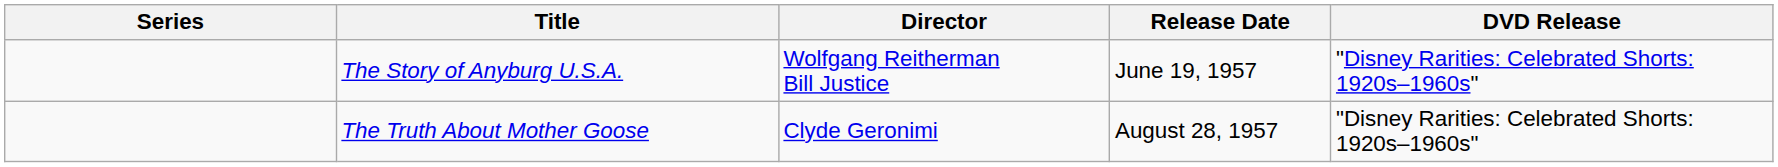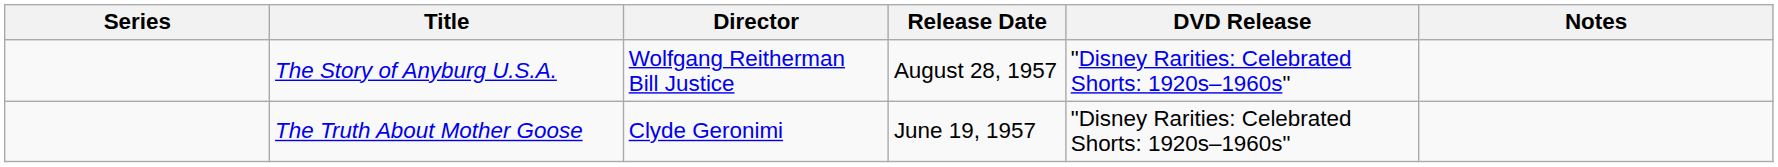+ column: (1596, 22)
(1186, 70) June 19, 1957 -> (976, 70) August 28, 1957
(1197, 131) August 28, 1957 -> (965, 131) June 19, 1957
